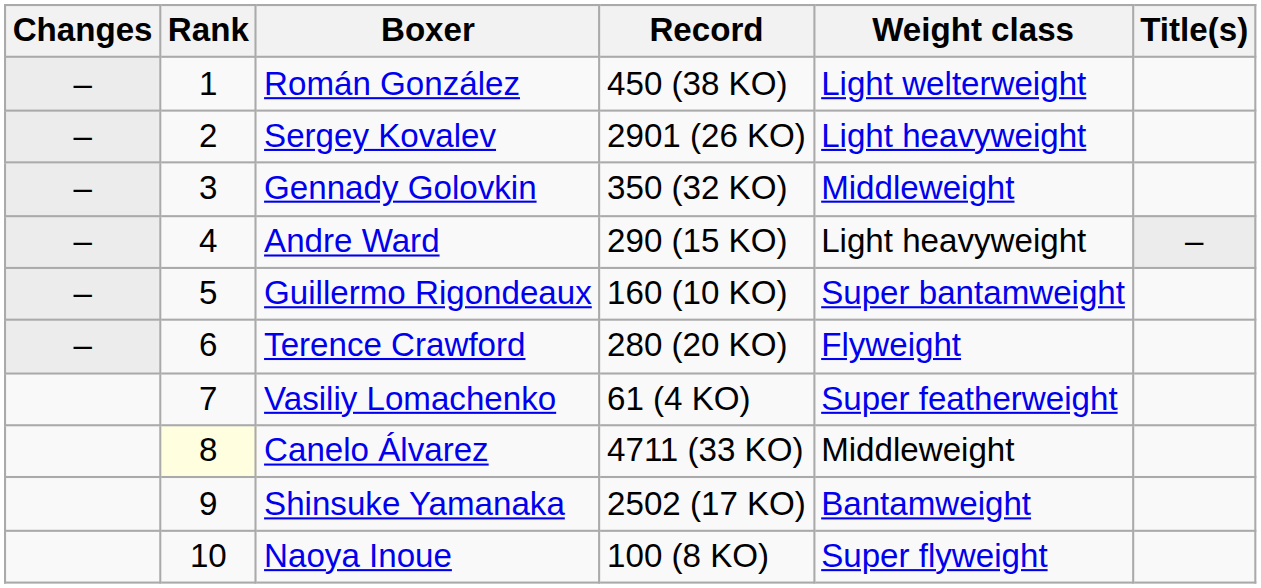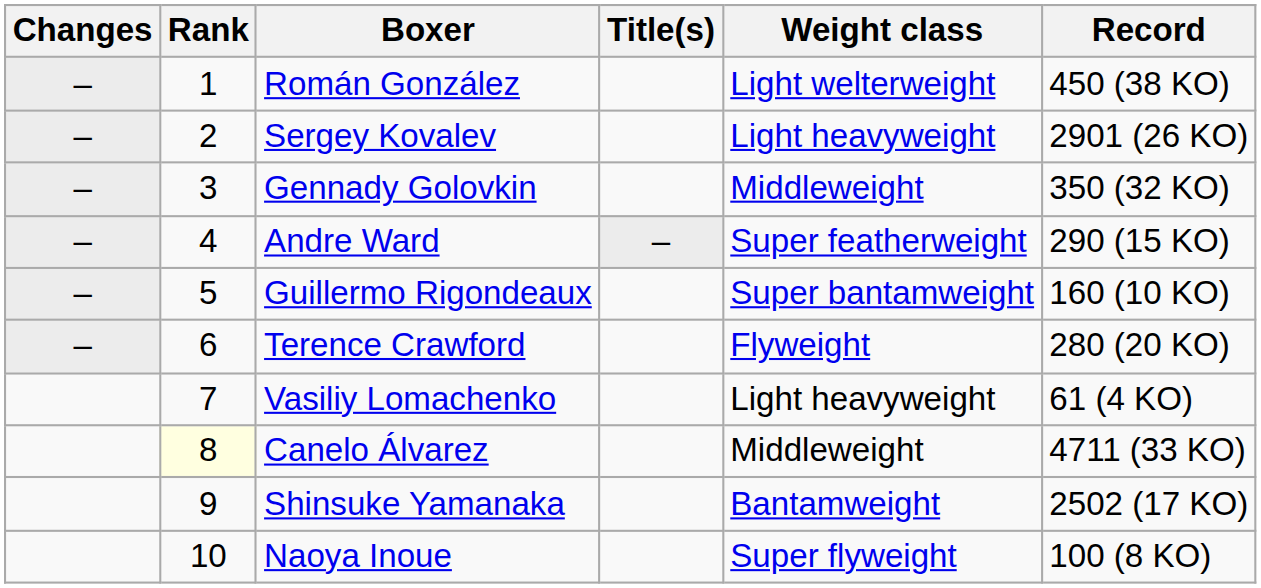columns swapped: (706, 30) <-> (1194, 30)
(954, 240) Light heavyweight -> (878, 240) Super featherweight
(969, 398) Super featherweight -> (863, 398) Light heavyweight
